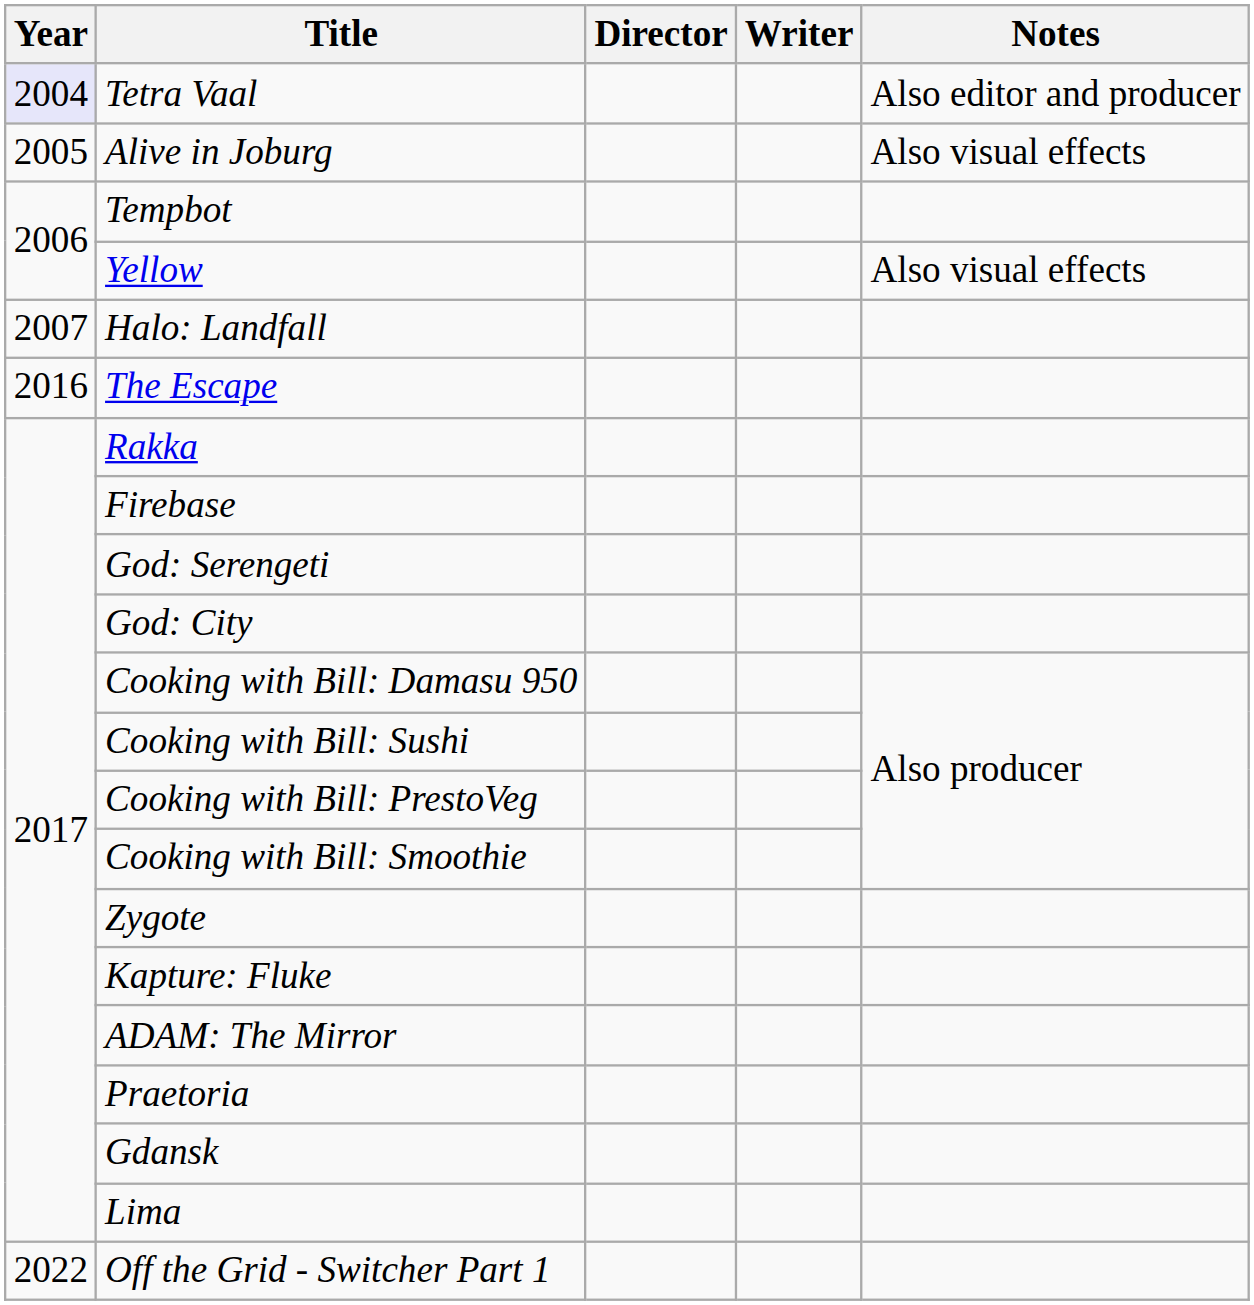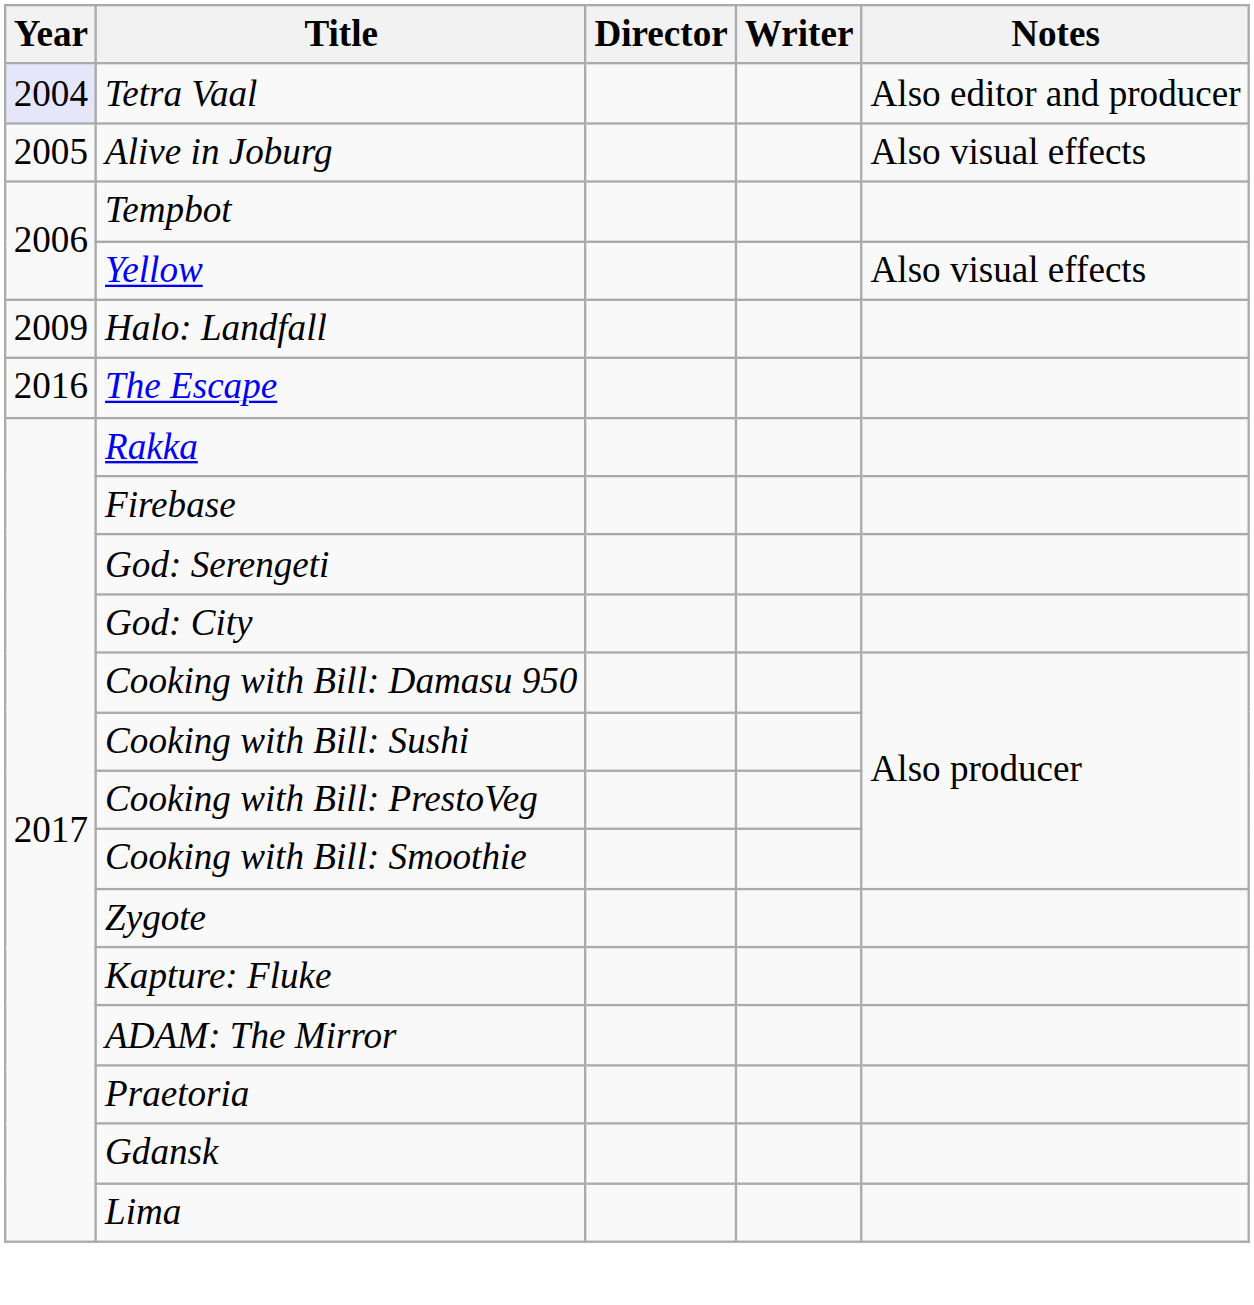(51, 328) 2007 -> (51, 328) 2009
- row: (328, 1270)
